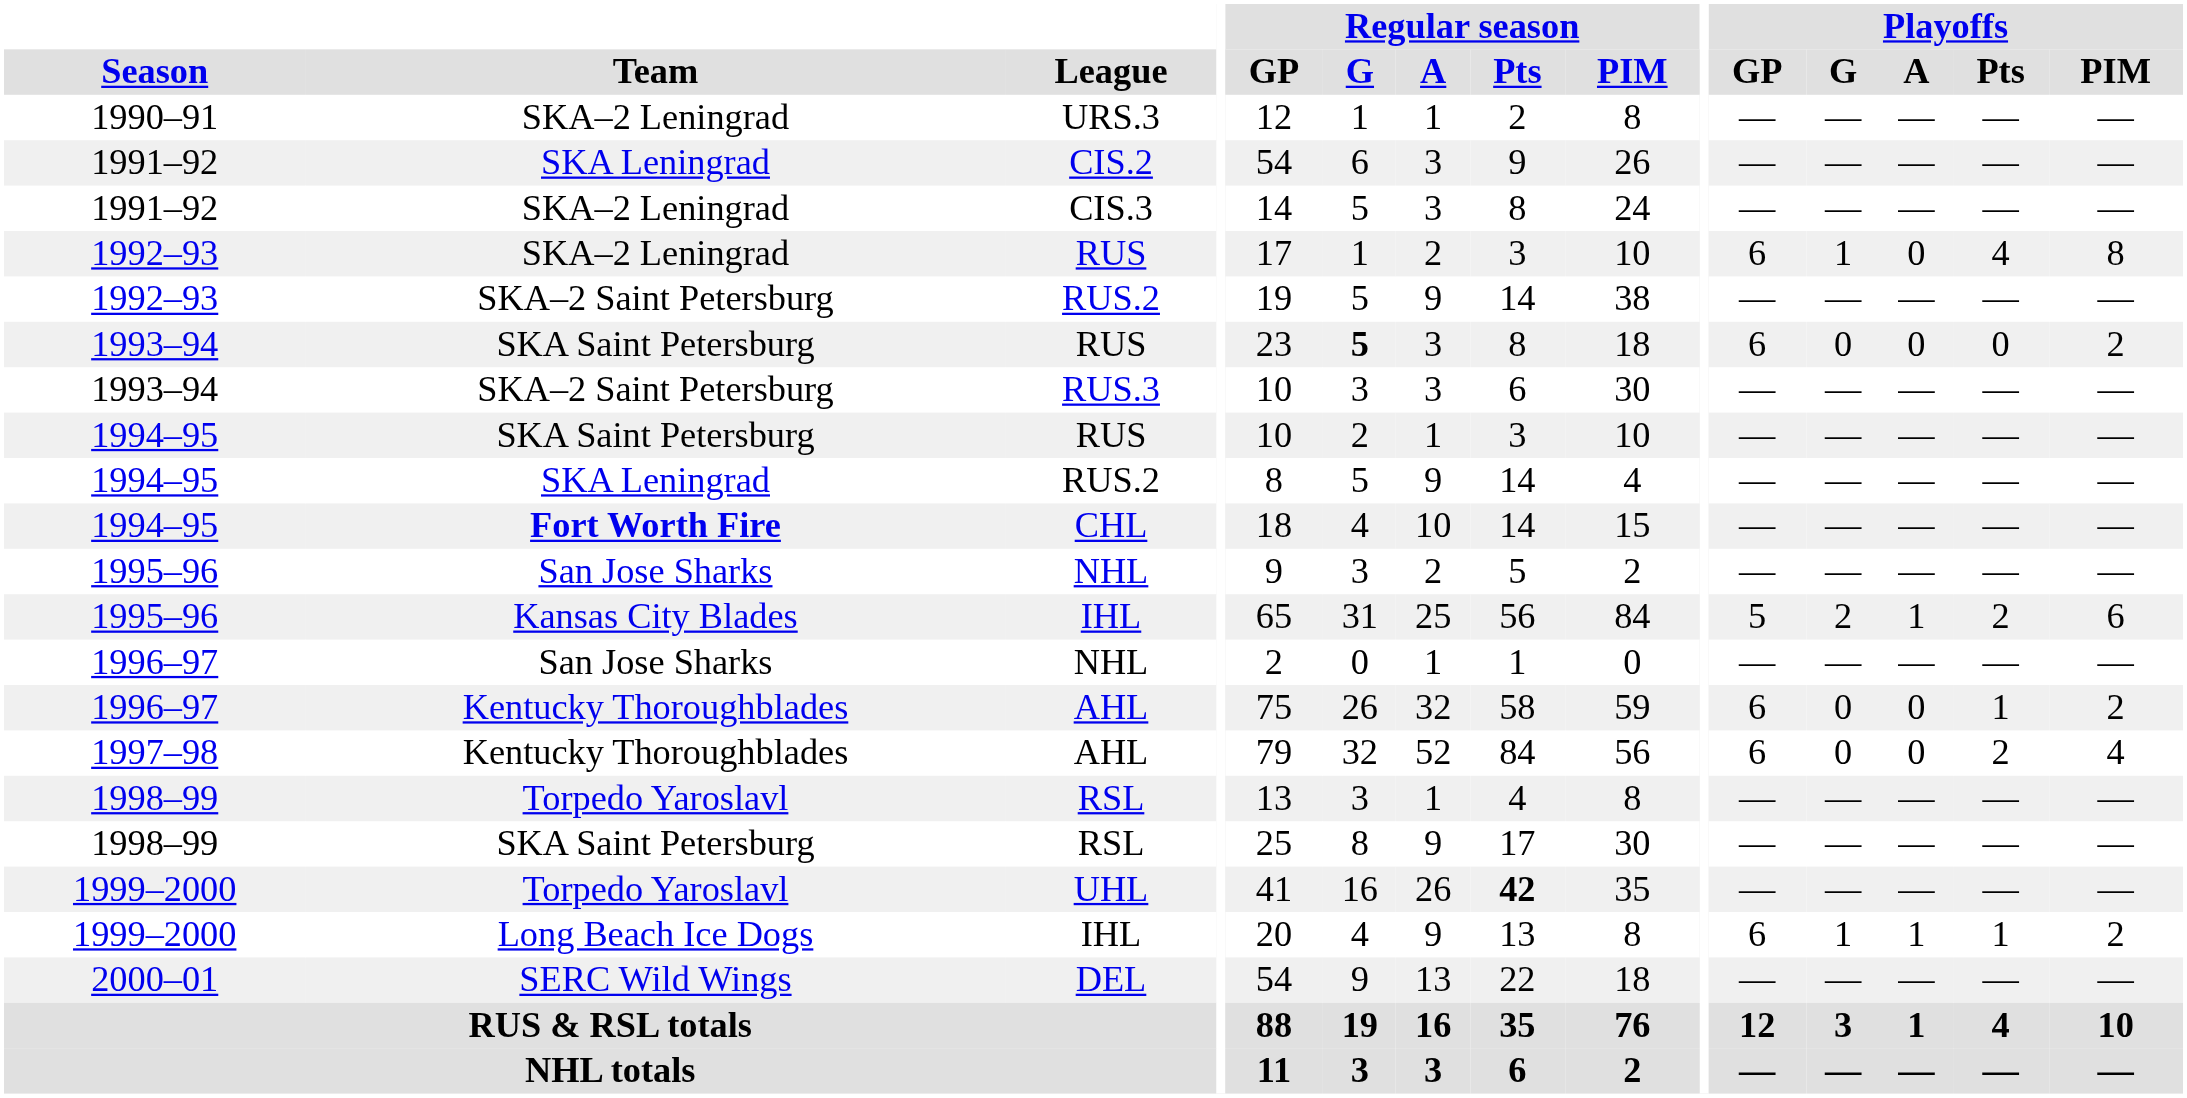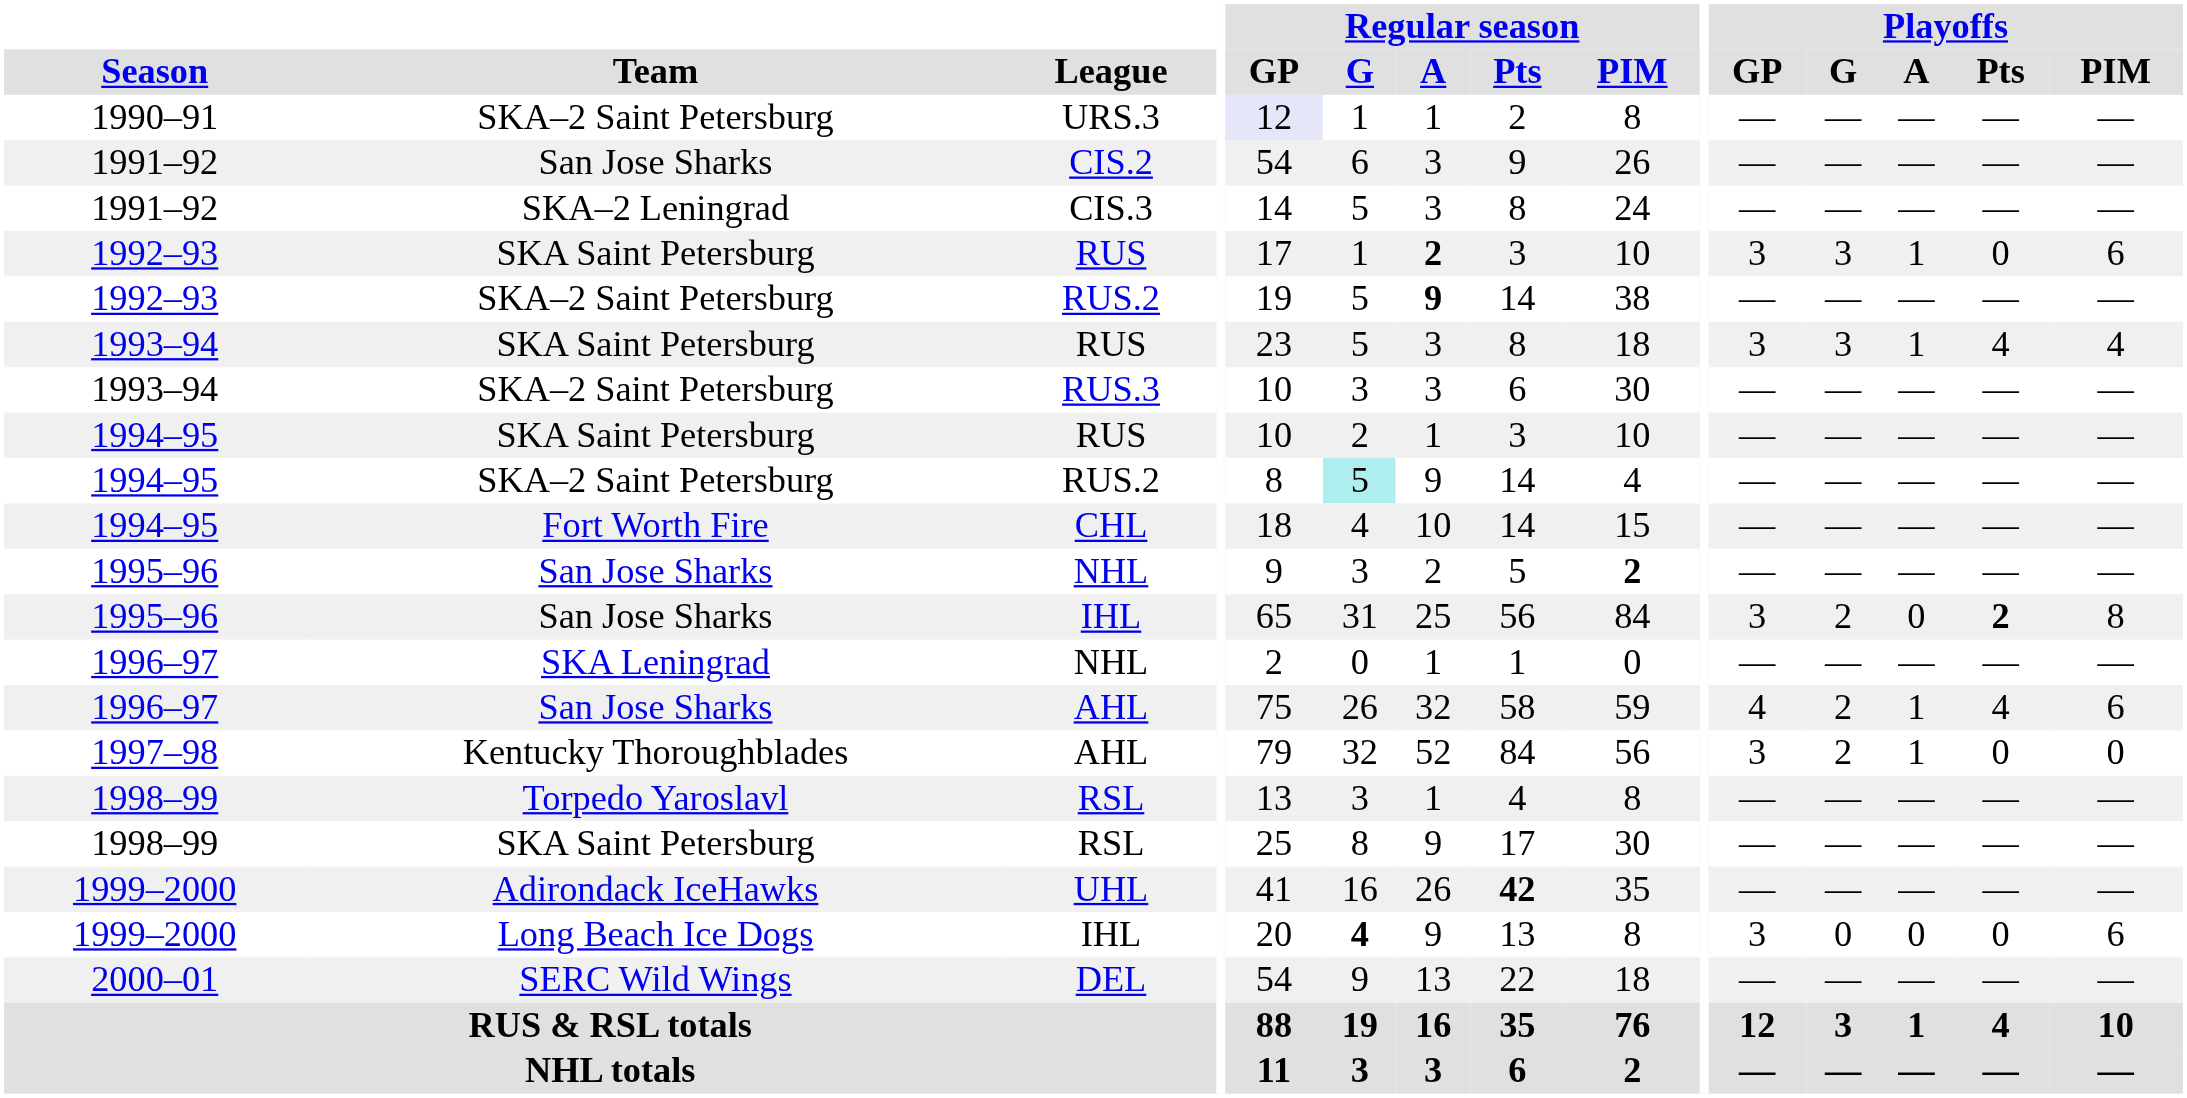(655, 116) SKA–2 Leningrad -> (655, 116) SKA–2 Saint Petersburg
(1274, 116) no background -> (1274, 116) lavender background
(655, 162) SKA Leningrad -> (655, 162) San Jose Sharks
(655, 253) SKA–2 Leningrad -> (655, 253) SKA Saint Petersburg
(1433, 253) normal -> (1433, 253) bold
(1757, 253) 6 -> (1757, 253) 3
(1843, 253) 1 -> (1843, 253) 3
(1916, 253) 0 -> (1916, 253) 1
(2001, 253) 4 -> (2001, 253) 0
(2116, 253) 8 -> (2116, 253) 6
(1433, 298) normal -> (1433, 298) bold
(1360, 343) bold -> (1360, 343) normal
(1757, 343) 6 -> (1757, 343) 3
(1843, 343) 0 -> (1843, 343) 3
(1916, 343) 0 -> (1916, 343) 1
(2001, 343) 0 -> (2001, 343) 4
(2116, 343) 2 -> (2116, 343) 4
(655, 480) SKA Leningrad -> (655, 480) SKA–2 Saint Petersburg
(1360, 480) no background -> (1360, 480) paleturquoise background
(655, 525) bold -> (655, 525) normal
(1632, 570) normal -> (1632, 570) bold
(655, 616) Kansas City Blades -> (655, 616) San Jose Sharks
(1757, 616) 5 -> (1757, 616) 3
(1916, 616) 1 -> (1916, 616) 0
(2001, 616) normal -> (2001, 616) bold
(2116, 616) 6 -> (2116, 616) 8
(655, 661) San Jose Sharks -> (655, 661) SKA Leningrad
(655, 707) Kentucky Thoroughblades -> (655, 707) San Jose Sharks
(1757, 707) 6 -> (1757, 707) 4
(1843, 707) 0 -> (1843, 707) 2
(1916, 707) 0 -> (1916, 707) 1
(2001, 707) 1 -> (2001, 707) 4
(2116, 707) 2 -> (2116, 707) 6
(1757, 752) 6 -> (1757, 752) 3
(1843, 752) 0 -> (1843, 752) 2
(1916, 752) 0 -> (1916, 752) 1
(2001, 752) 2 -> (2001, 752) 0
(2116, 752) 4 -> (2116, 752) 0
(655, 888) Torpedo Yaroslavl -> (655, 888) Adirondack IceHawks
(1360, 934) normal -> (1360, 934) bold
(1757, 934) 6 -> (1757, 934) 3
(1843, 934) 1 -> (1843, 934) 0
(1916, 934) 1 -> (1916, 934) 0
(2001, 934) 1 -> (2001, 934) 0
(2116, 934) 2 -> (2116, 934) 6
